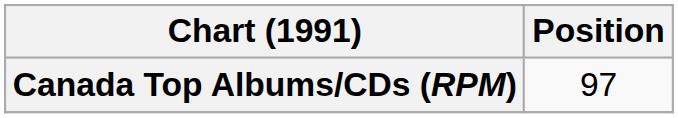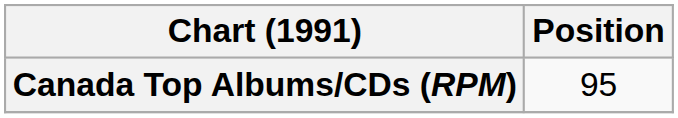(599, 84) 97 -> (599, 84) 95
